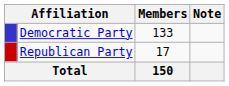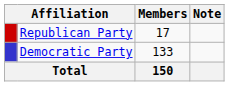rows swapped: (76, 33) <-> (76, 52)
